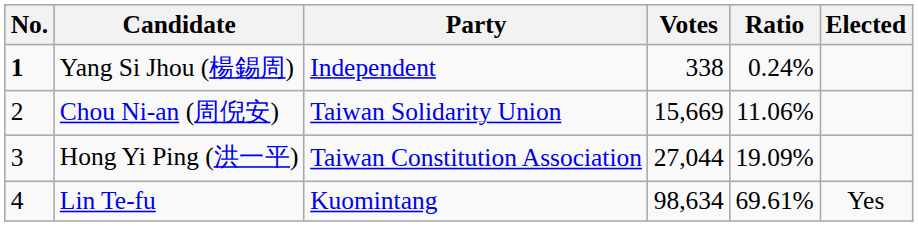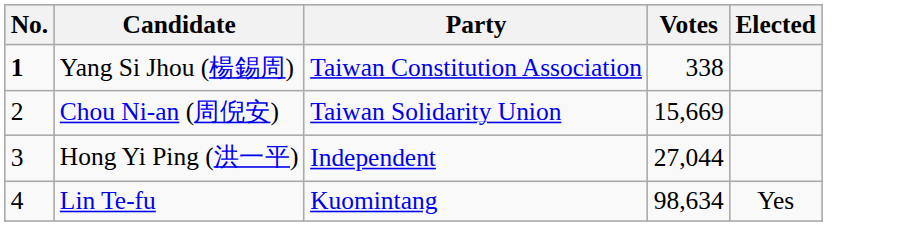- column: (775, 24)
(373, 67) Independent -> (476, 67) Taiwan Constitution Association
(476, 157) Taiwan Constitution Association -> (373, 157) Independent
